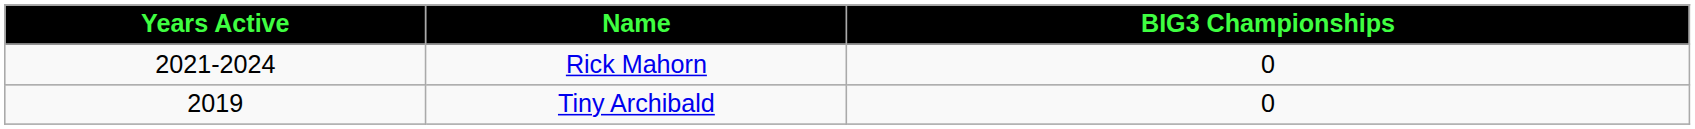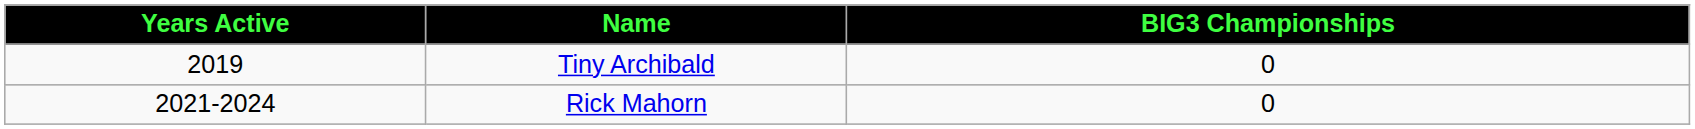rows swapped: (636, 104) <-> (636, 64)
